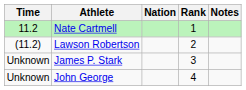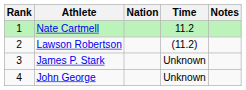columns swapped: (193, 12) <-> (28, 12)
